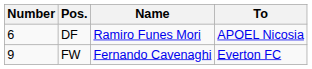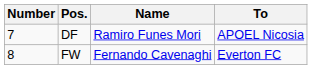(11, 34) 6 -> (11, 34) 7
(11, 54) 9 -> (11, 54) 8
